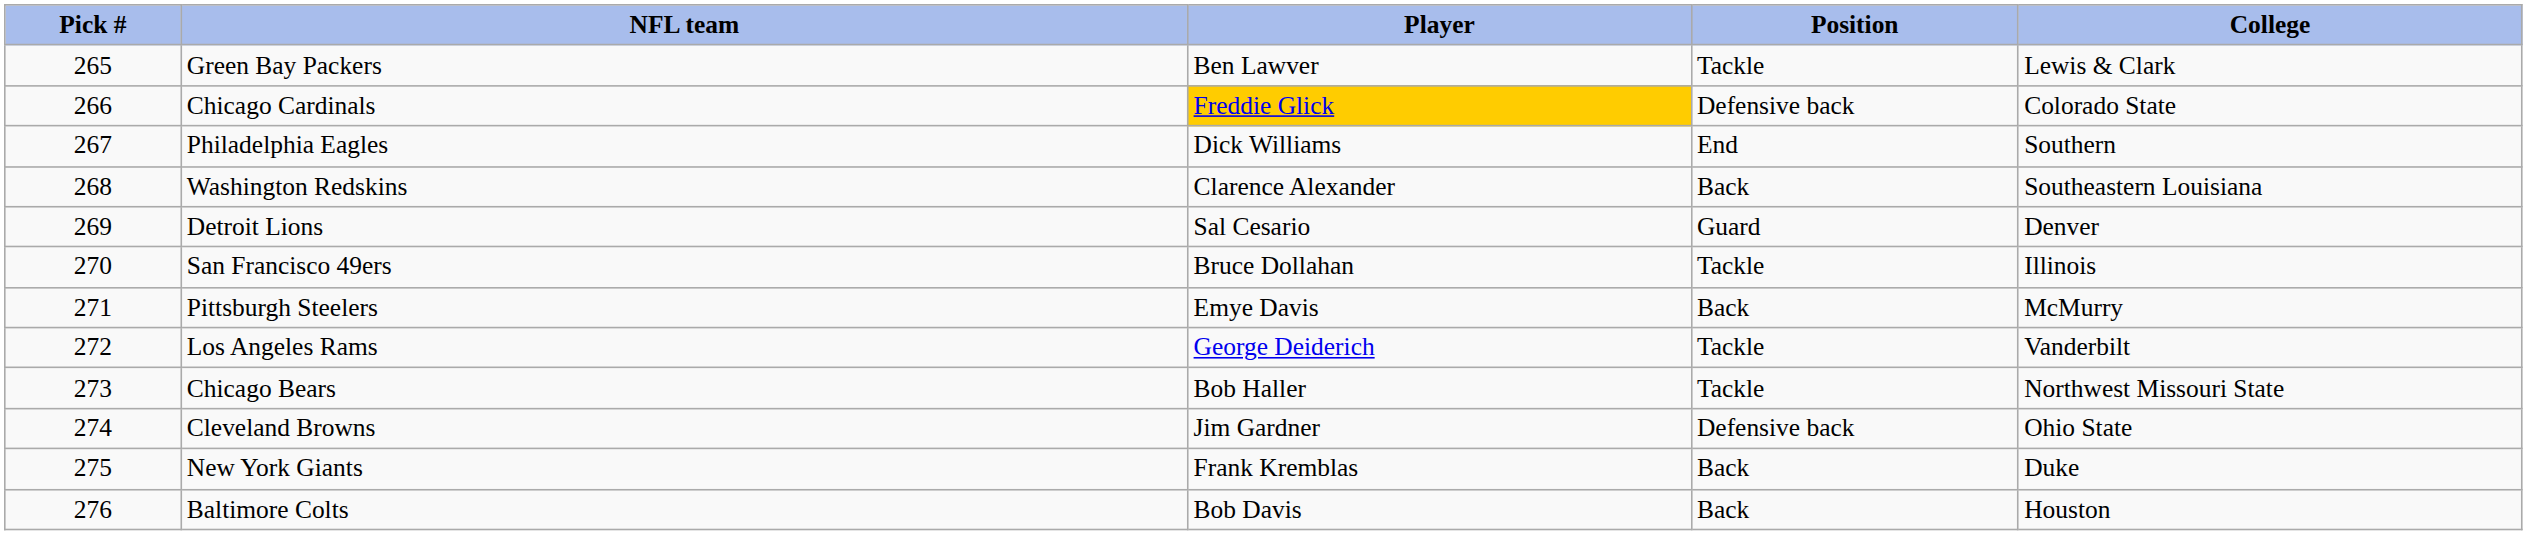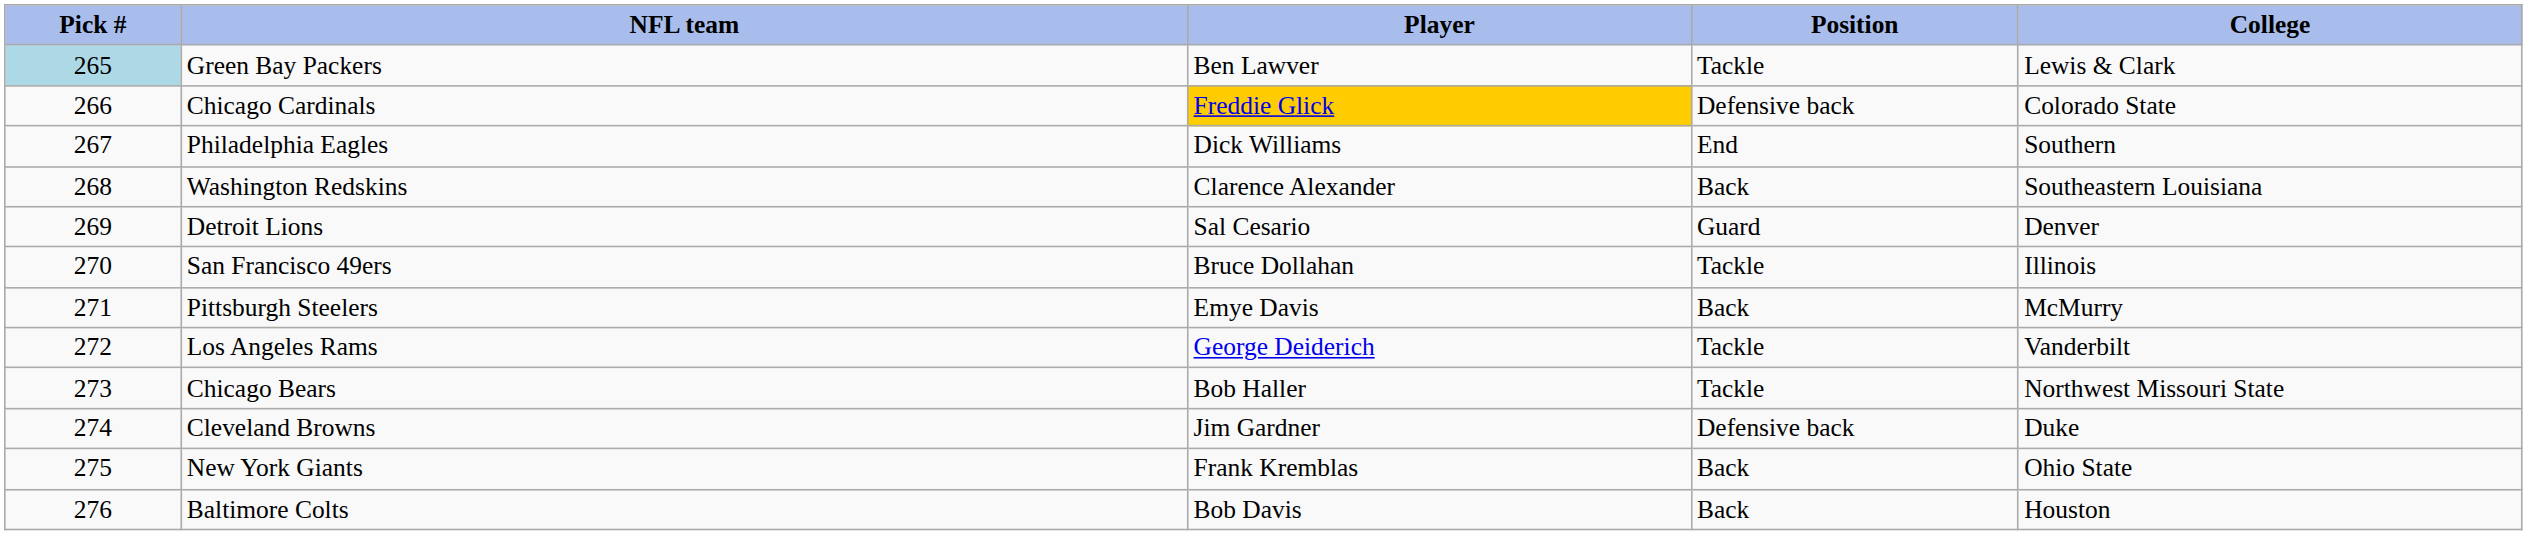(93, 65) no background -> (93, 65) lightblue background
(2078, 428) Ohio State -> (2052, 428) Duke
(2052, 468) Duke -> (2078, 468) Ohio State
